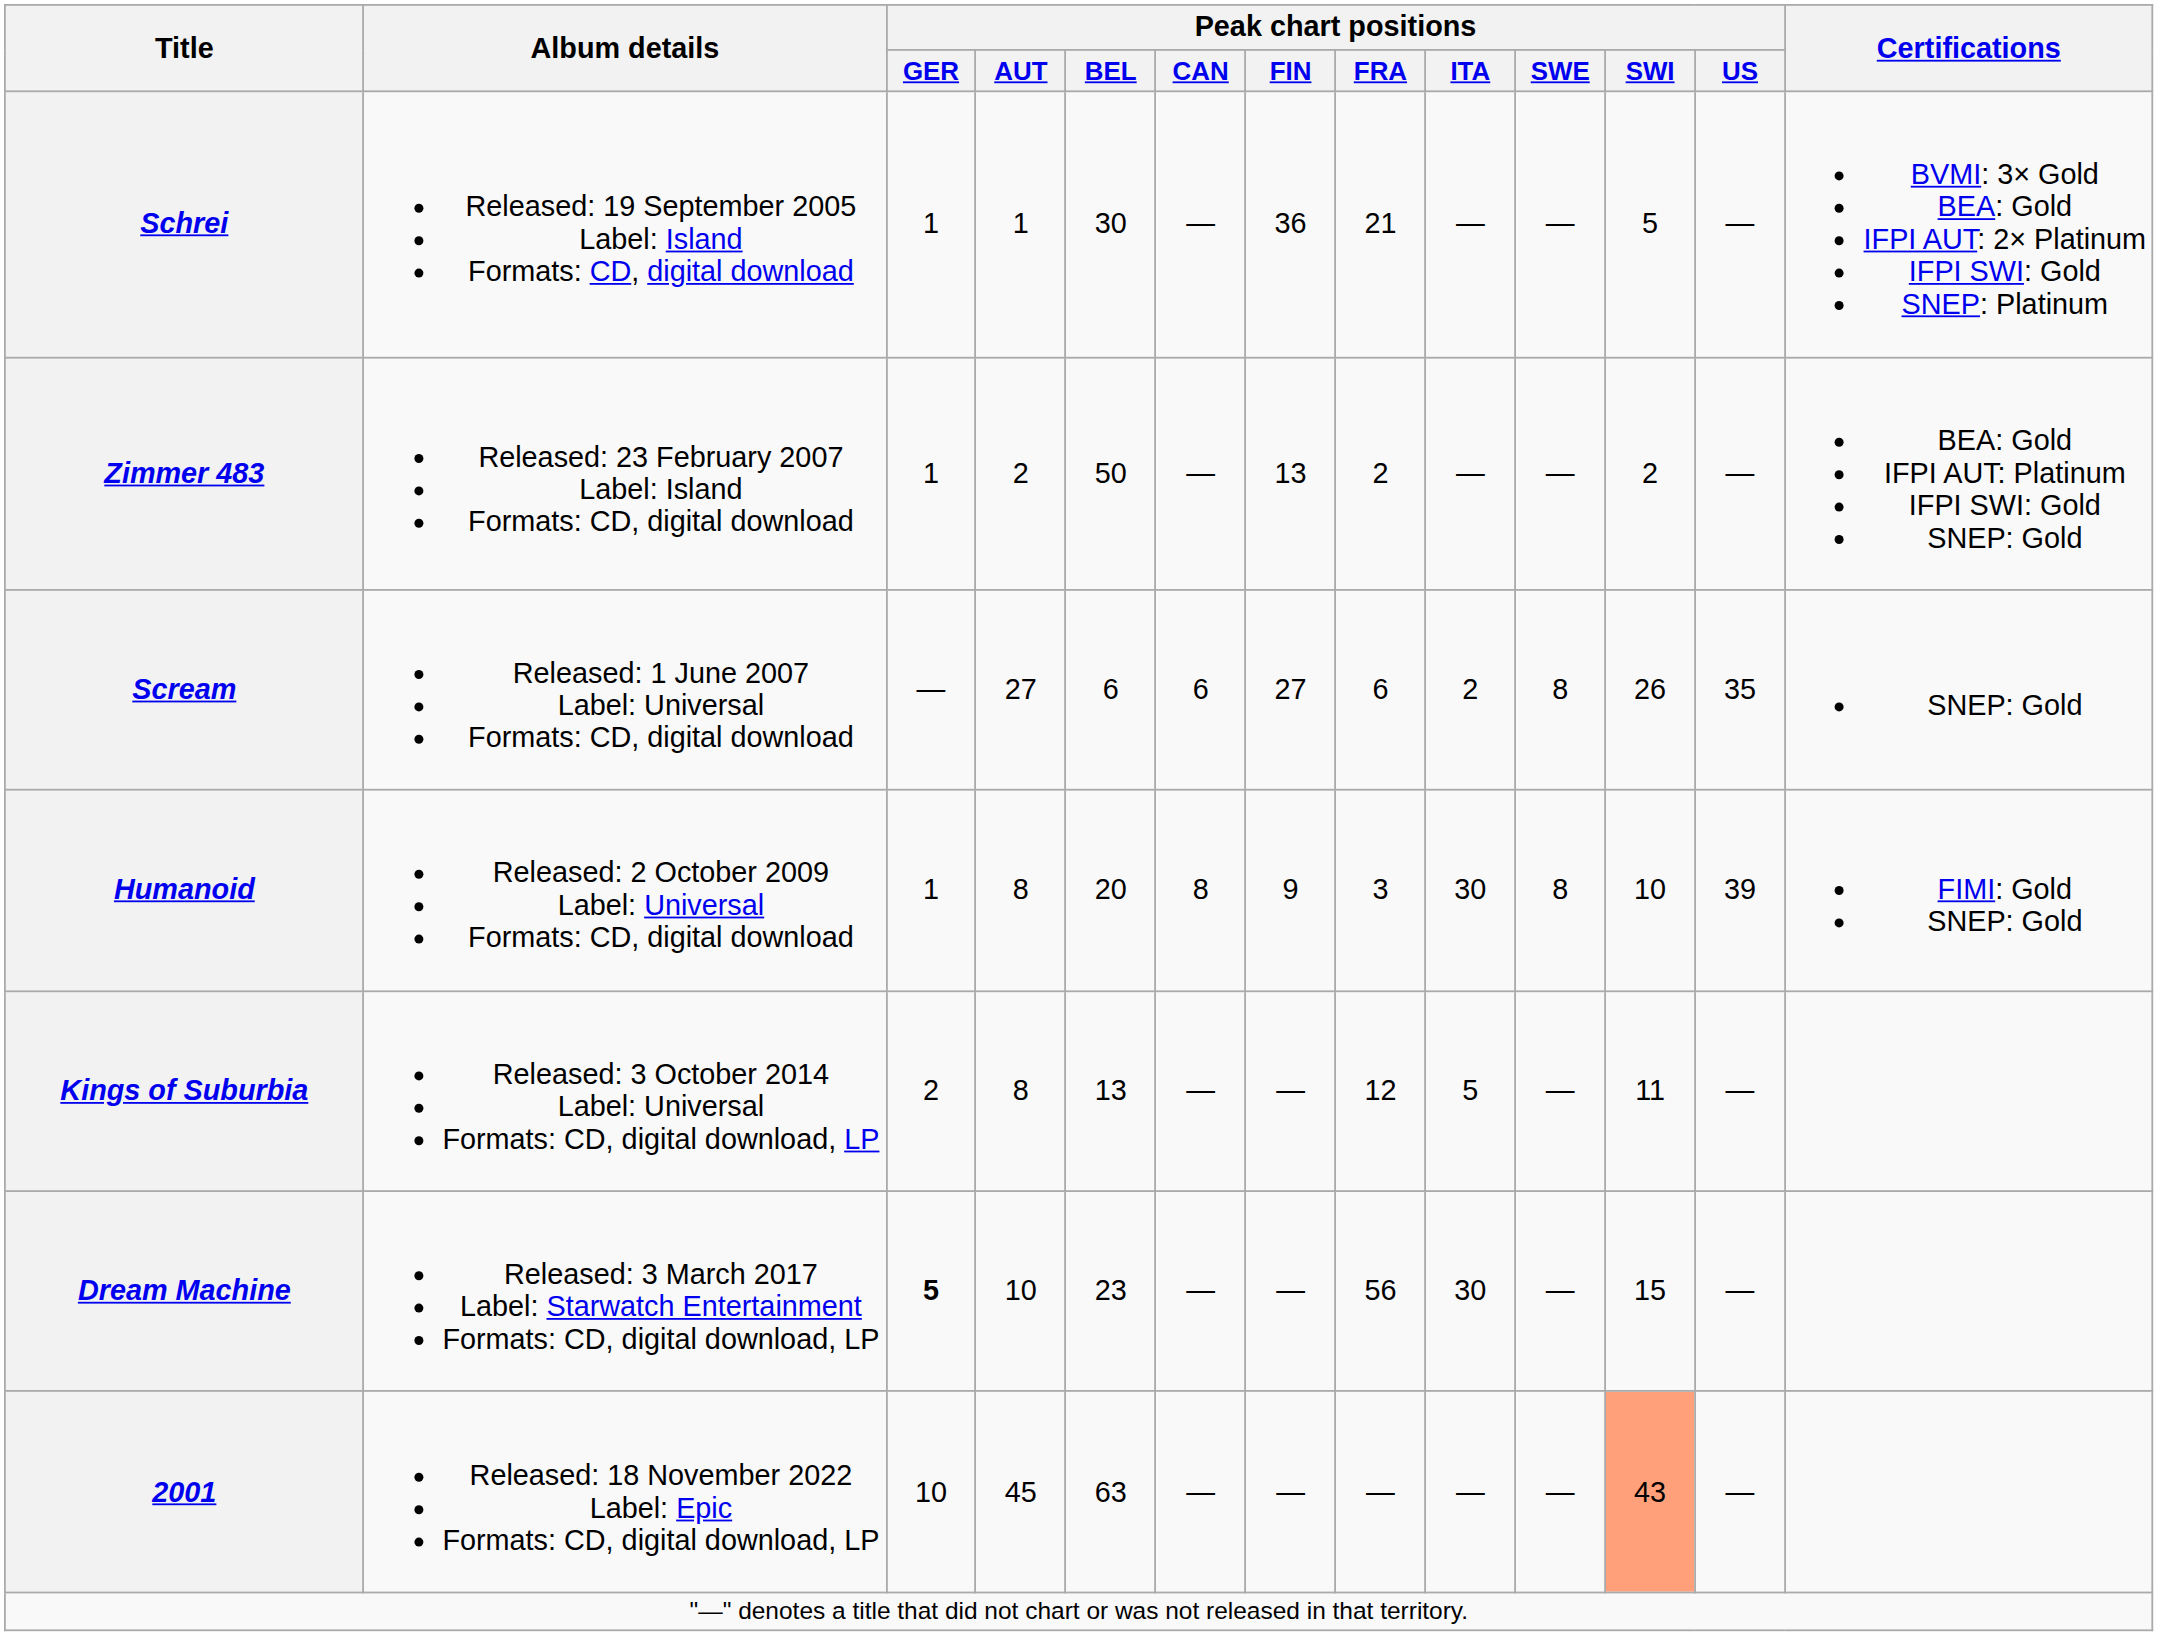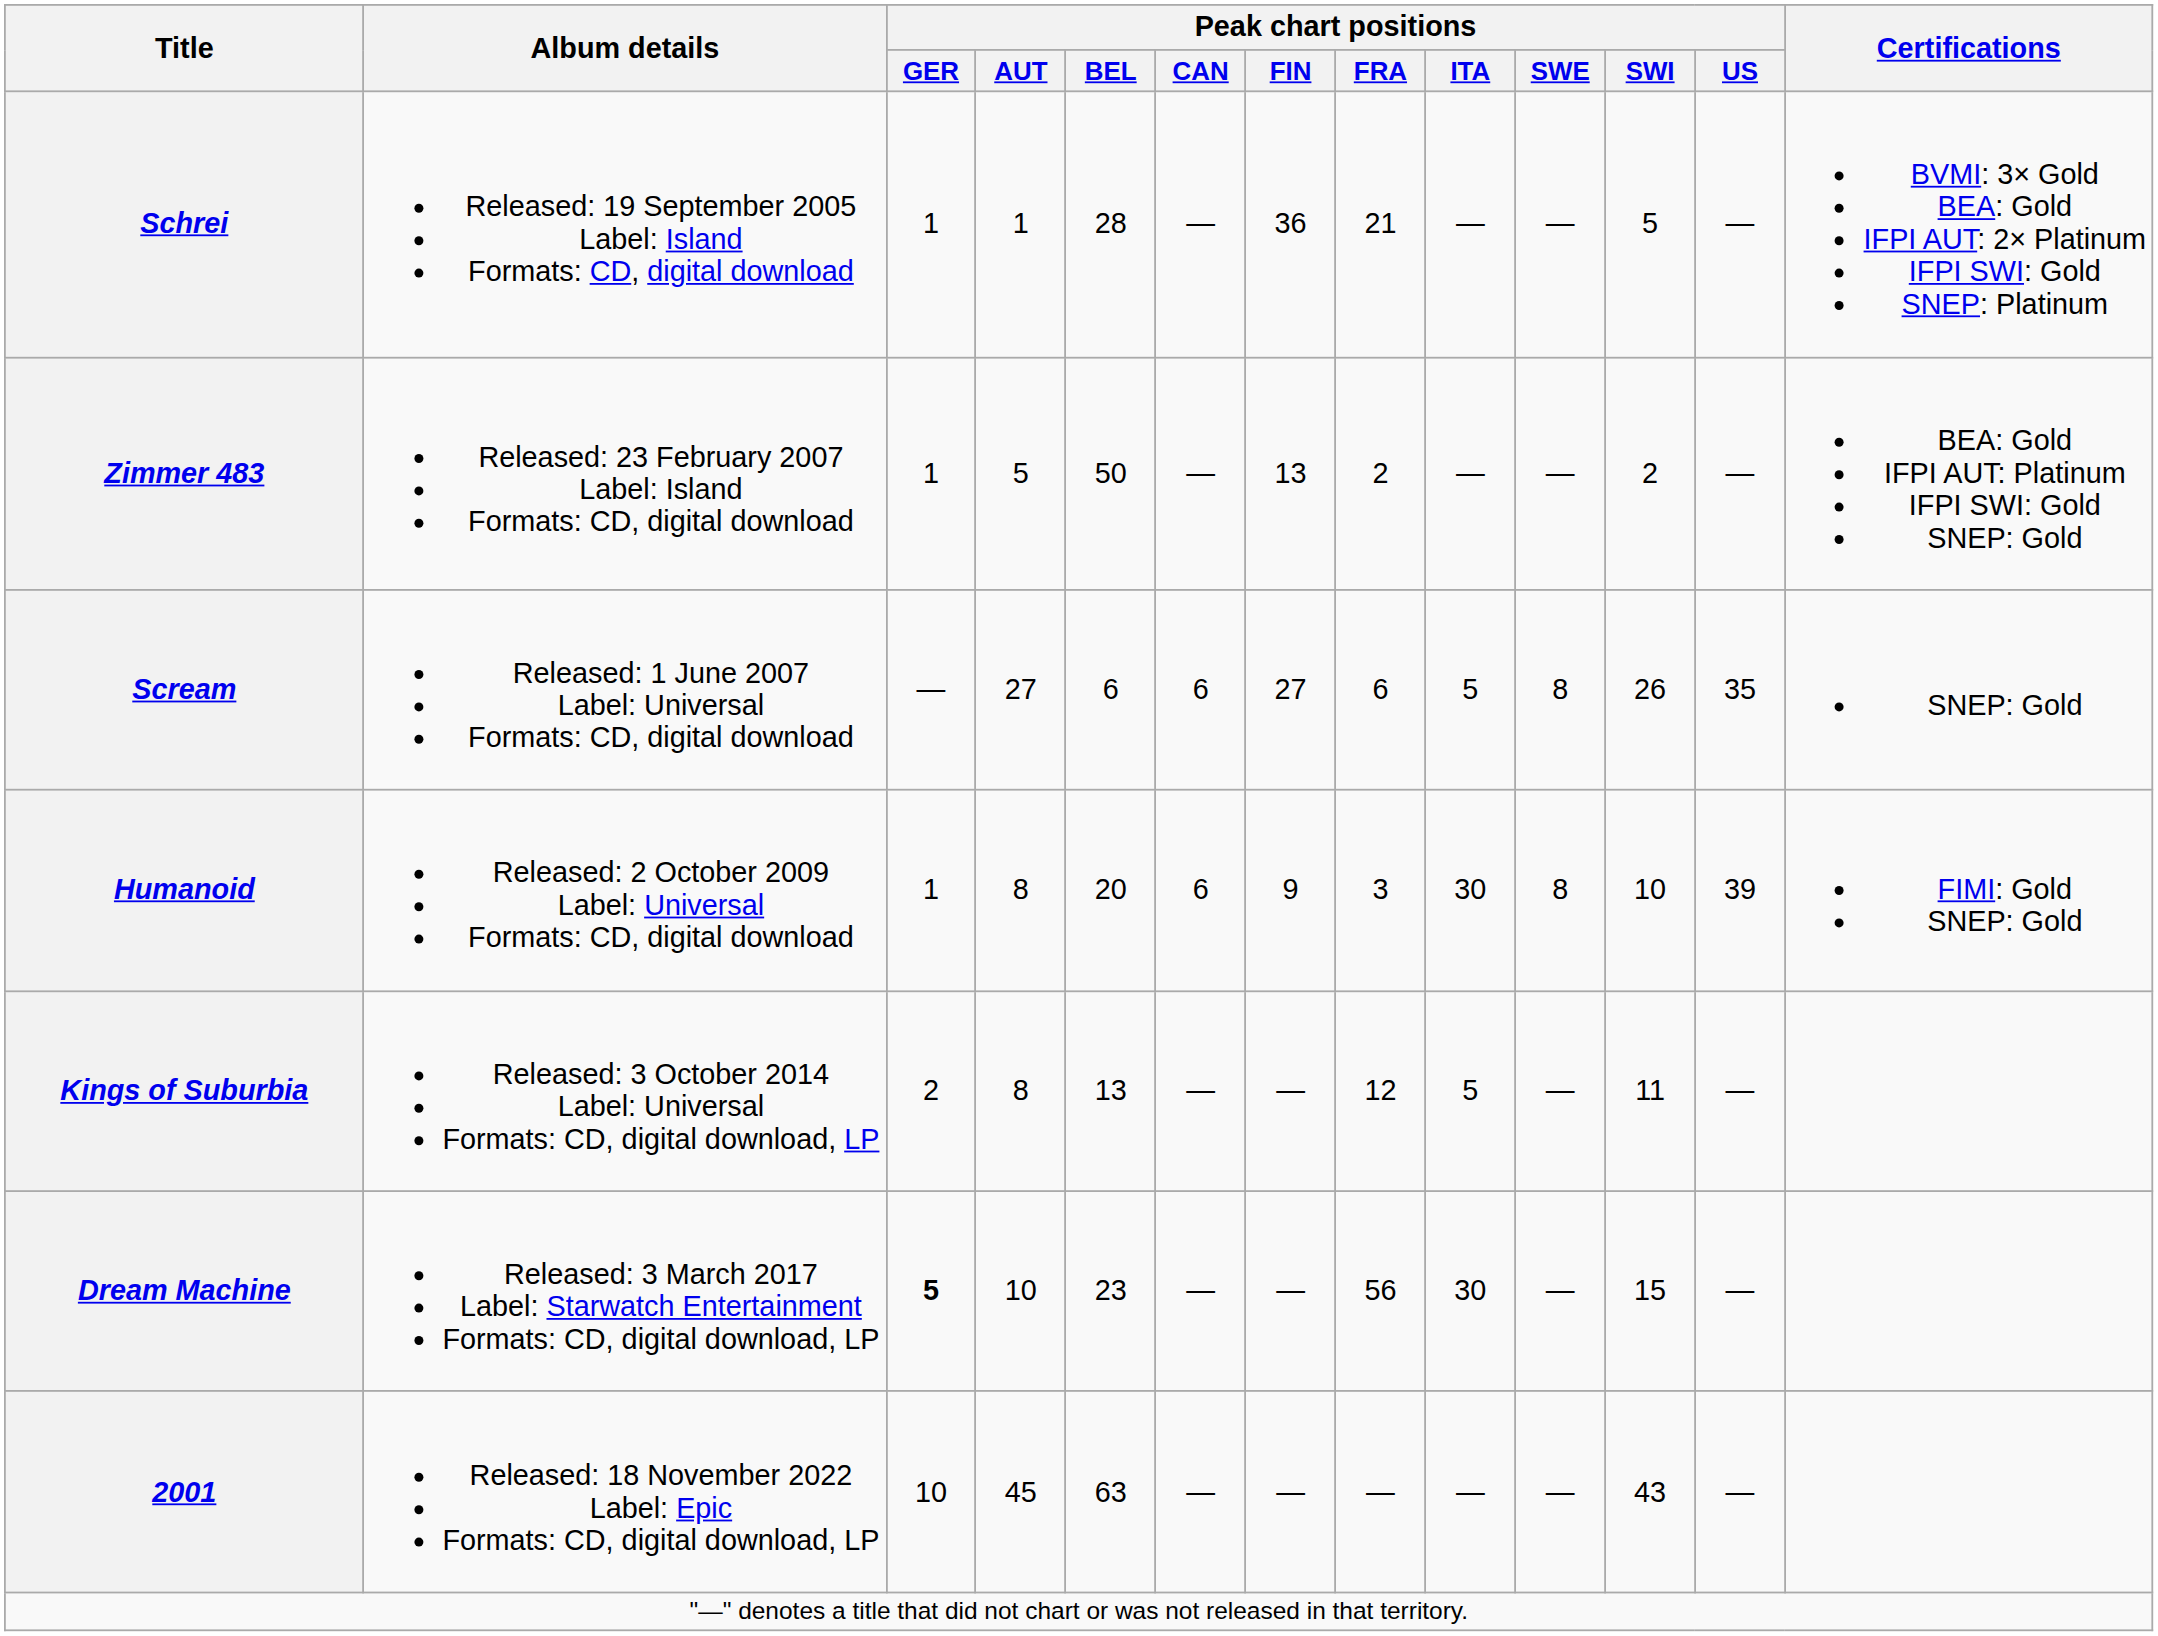(1111, 223) 30 -> (1111, 223) 28
(1021, 472) 2 -> (1021, 472) 5
(1470, 689) 2 -> (1470, 689) 5
(1201, 889) 8 -> (1201, 889) 6
(1650, 1491) lightsalmon background -> (1650, 1491) no background
